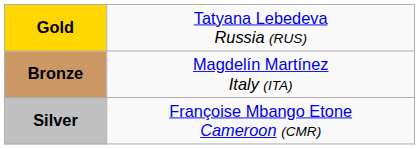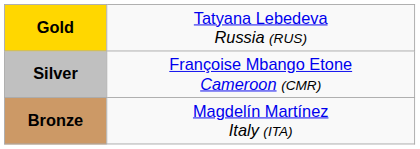rows swapped: (55, 120) <-> (55, 73)
